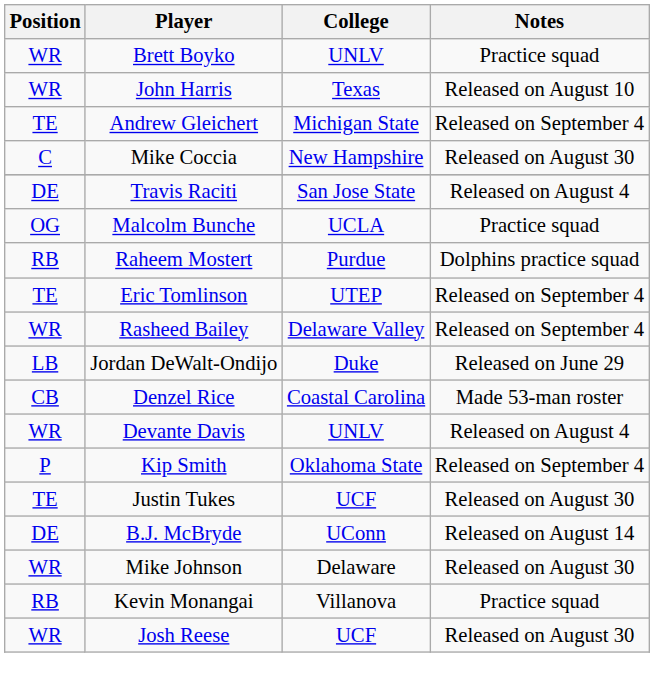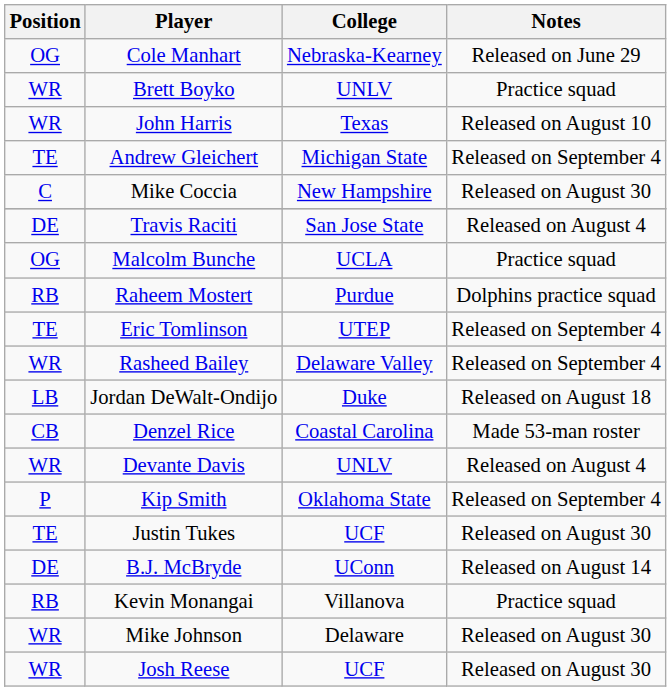+ row: (184, 55)
(539, 362) Released on June 29 -> (556, 396) Released on August 18
rows swapped: (184, 601) <-> (184, 567)
